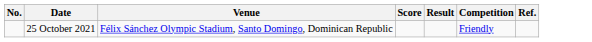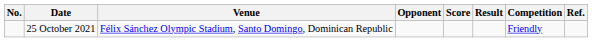+ column: (419, 12)
